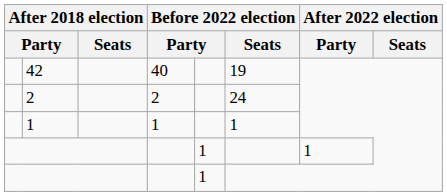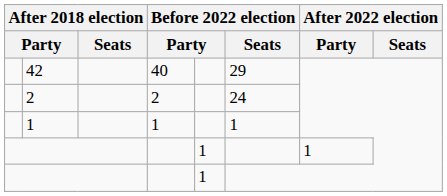(238, 71) 19 -> (238, 71) 29
